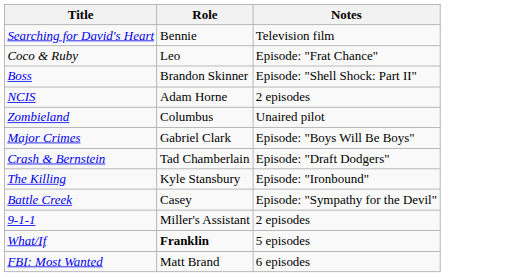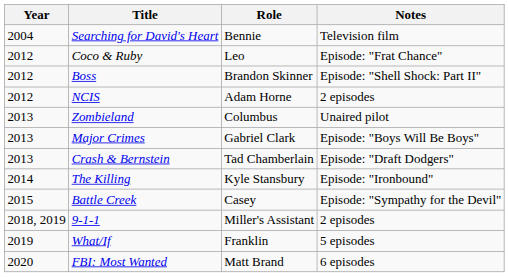+ column: (37, 14)
(184, 240) bold -> (246, 240) normal
